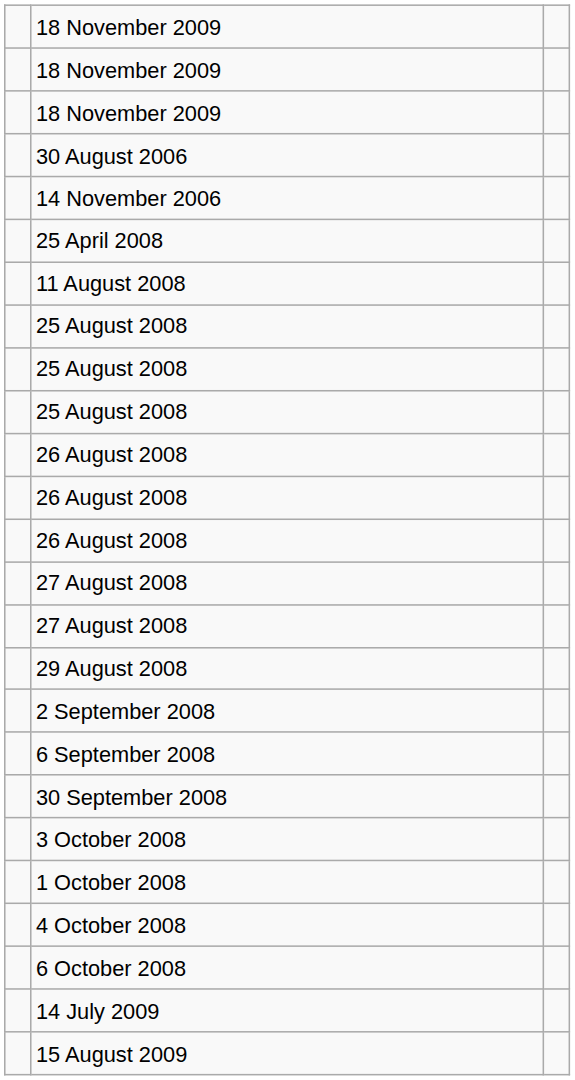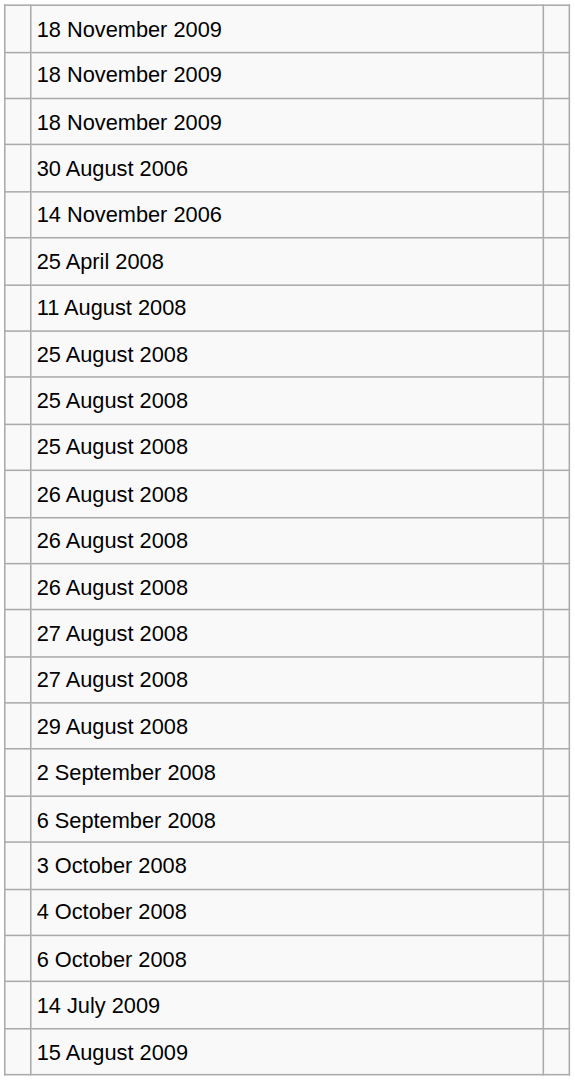- row: (18, 797)
- row: (18, 882)
